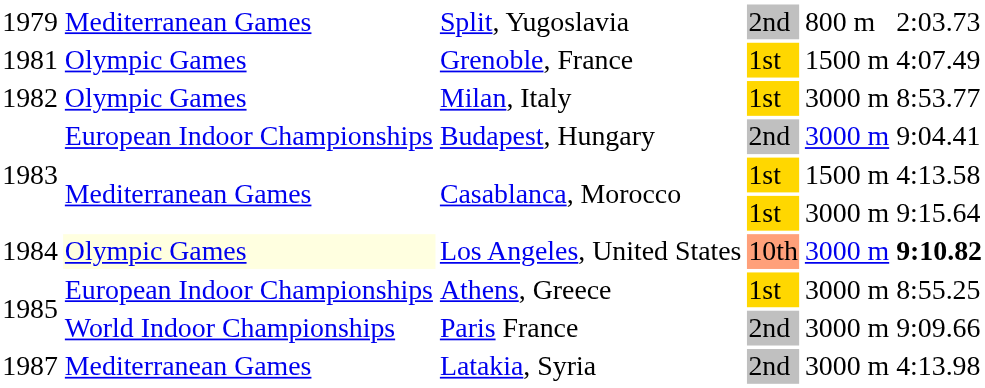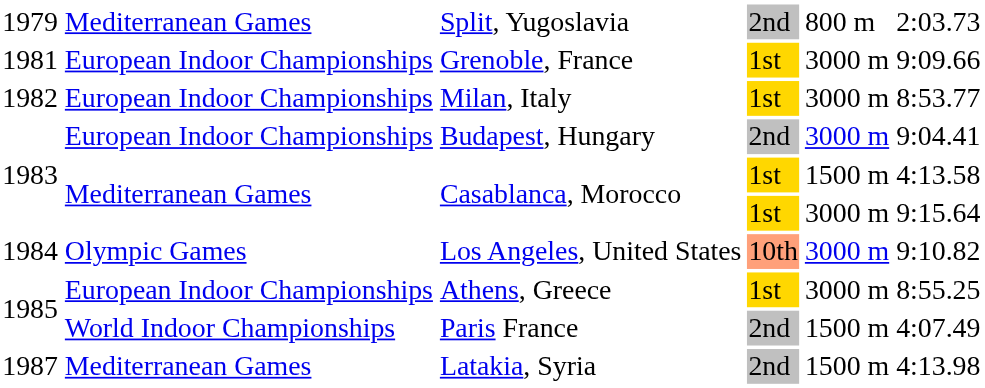(156, 59) Olympic Games -> (249, 59) European Indoor Championships
(847, 59) 1500 m -> (847, 59) 3000 m
(938, 59) 4:07.49 -> (938, 59) 9:09.66
(156, 98) Olympic Games -> (249, 98) European Indoor Championships
(156, 251) lightyellow background -> (156, 251) no background
(939, 251) bold -> (938, 251) normal
(847, 327) 3000 m -> (847, 327) 1500 m
(938, 327) 9:09.66 -> (938, 327) 4:07.49
(847, 366) 3000 m -> (847, 366) 1500 m
